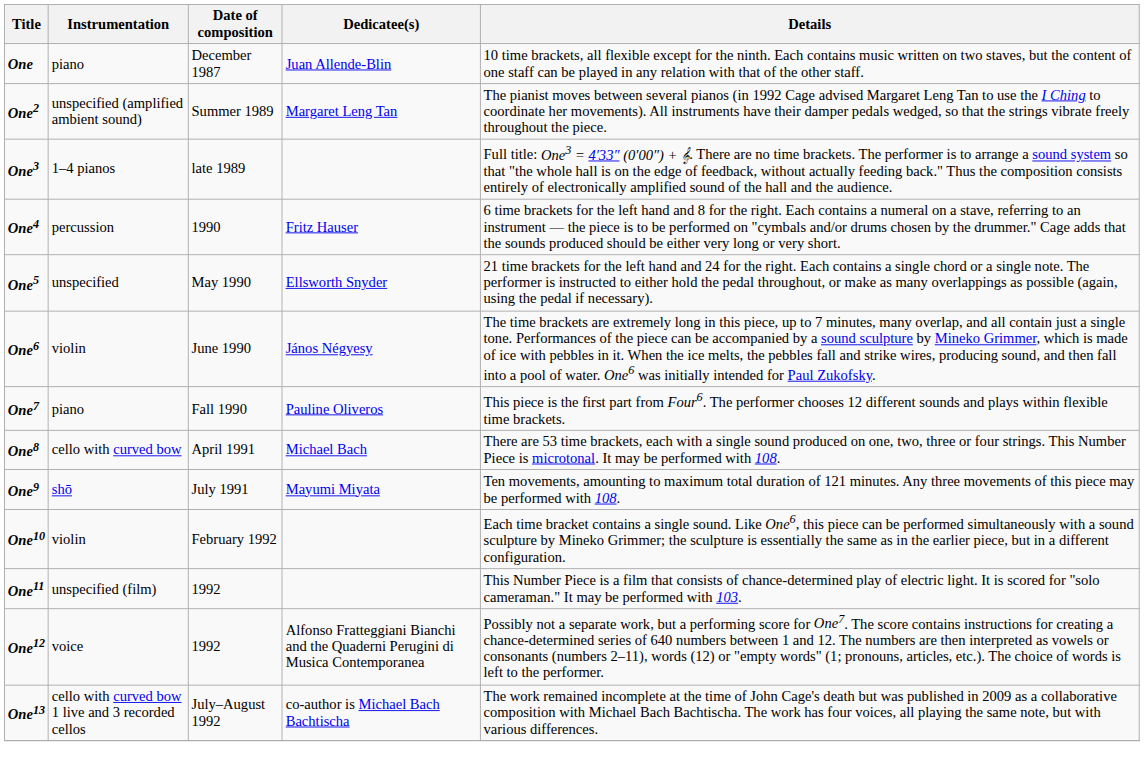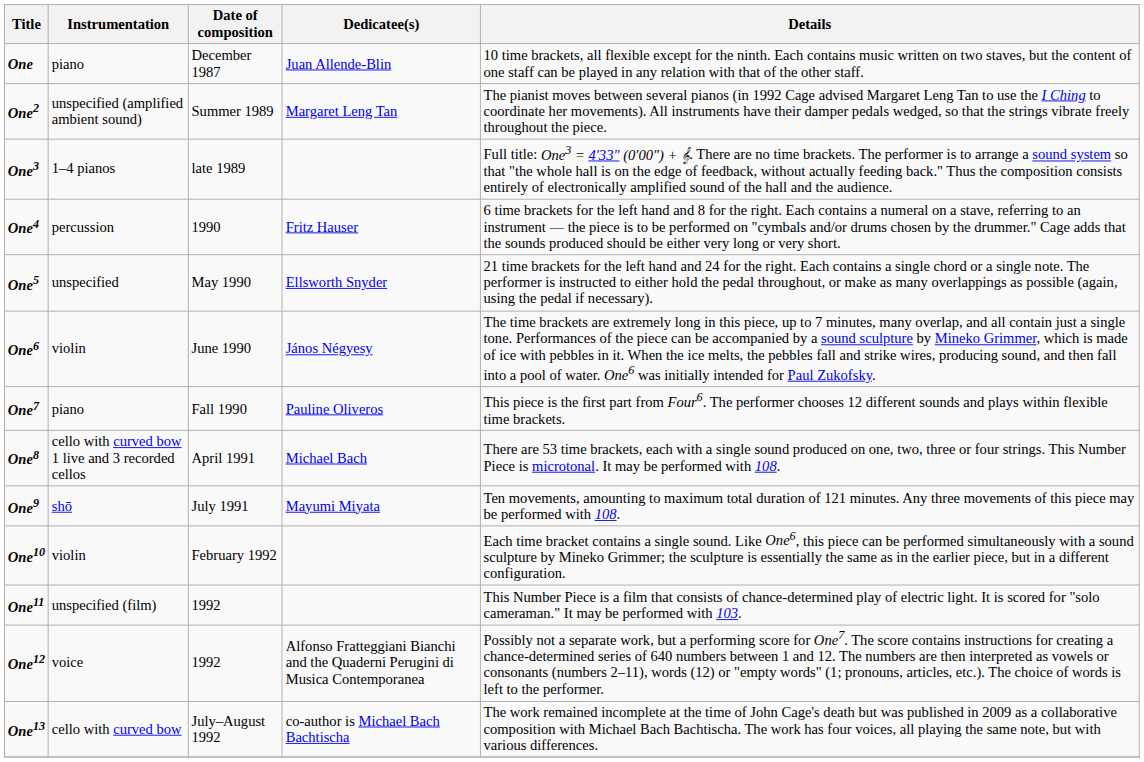(117, 450) cello with curved bow -> (117, 458) cello with curved bow 1 live and 3 recorded cellos
(117, 712) cello with curved bow 1 live and 3 recorded cellos -> (117, 729) cello with curved bow
